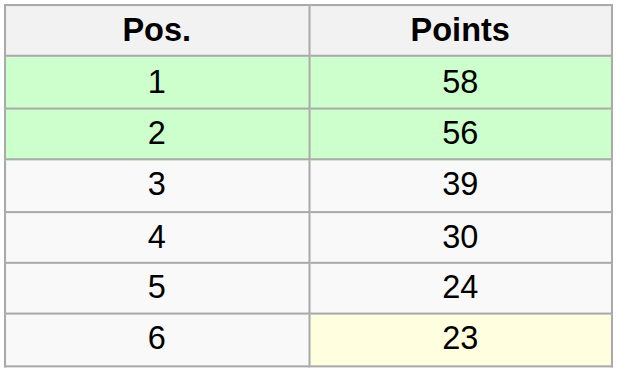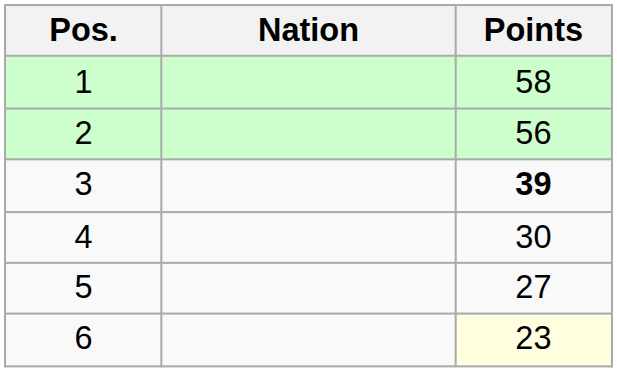+ column: (308, 30)
(460, 184) normal -> (533, 184) bold
(460, 287) 24 -> (533, 287) 27
